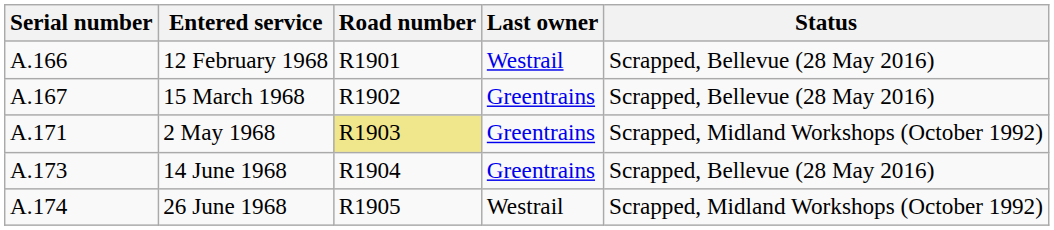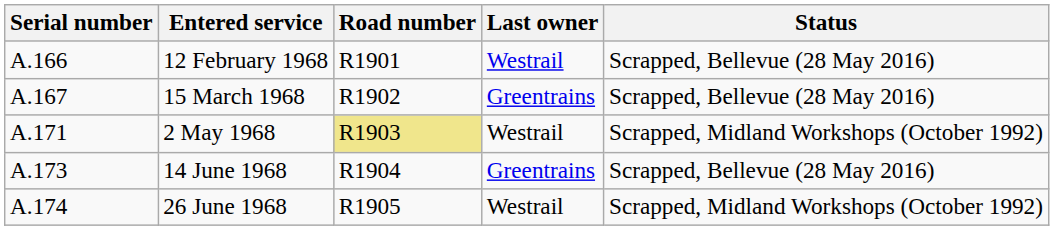(541, 133) Greentrains -> (525, 133) Westrail
